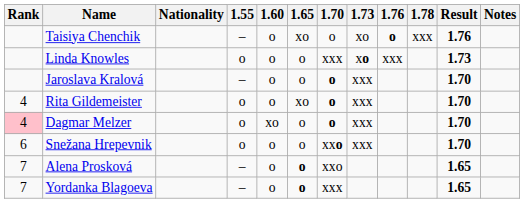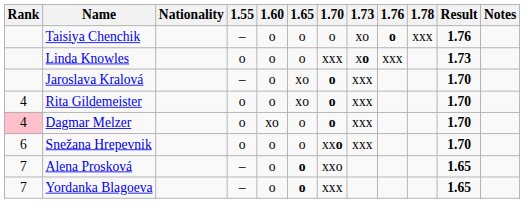(302, 36) xo -> (302, 36) o
(302, 79) o -> (302, 79) xo
